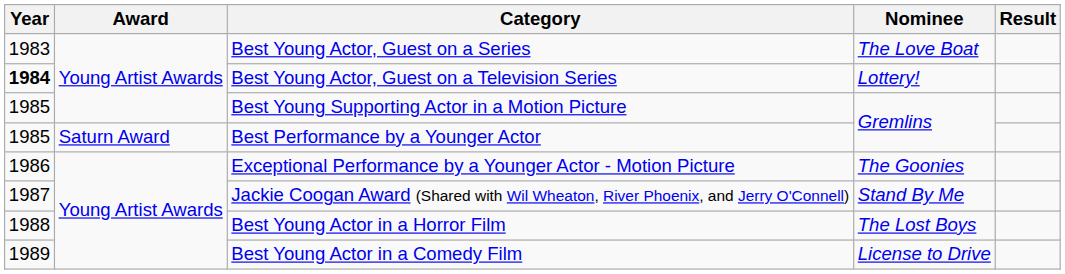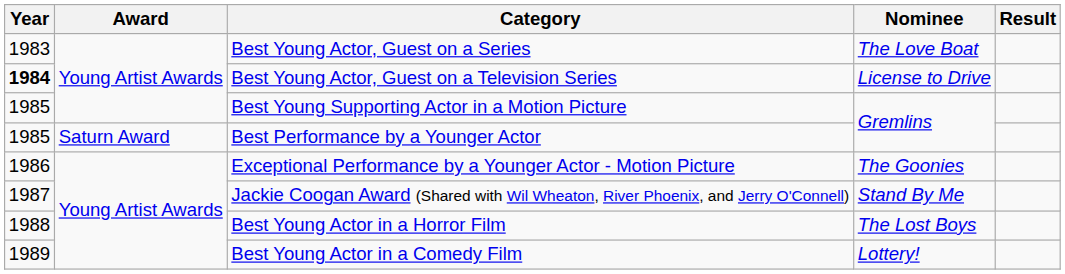(889, 78) Lottery! -> (924, 78) License to Drive
(924, 254) License to Drive -> (889, 254) Lottery!
